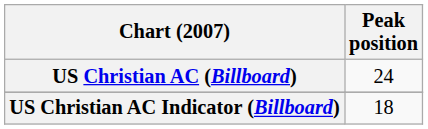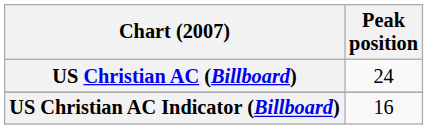(384, 107) 18 -> (384, 107) 16
